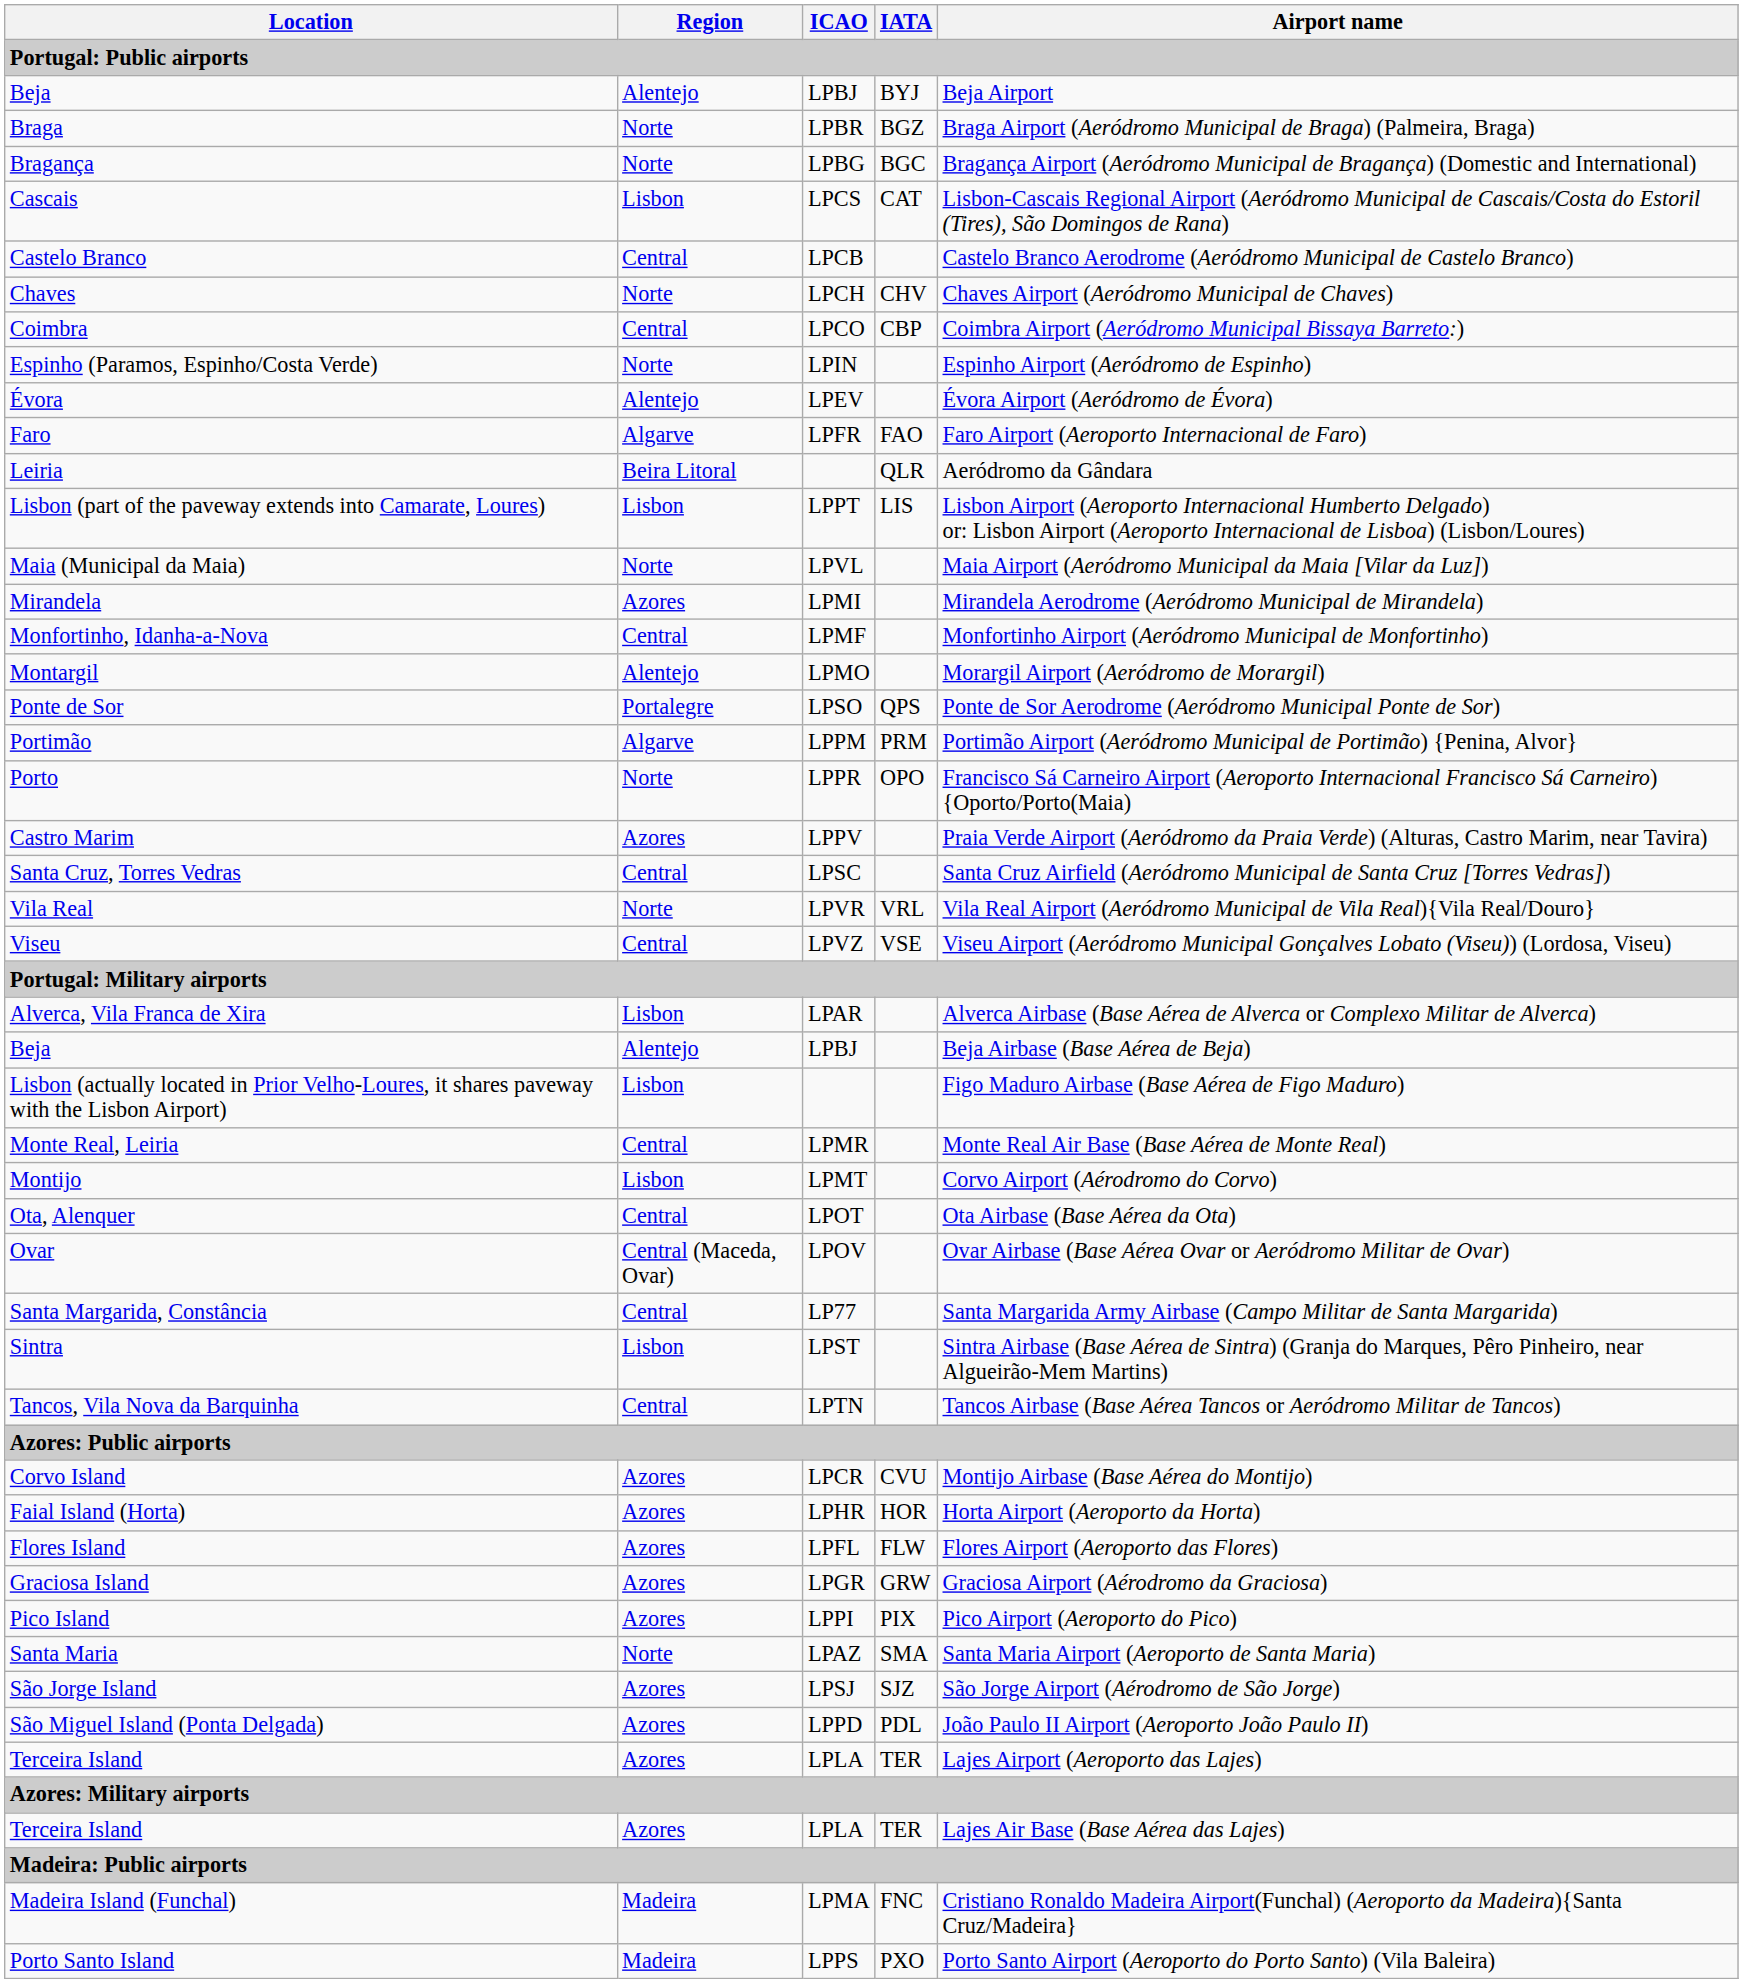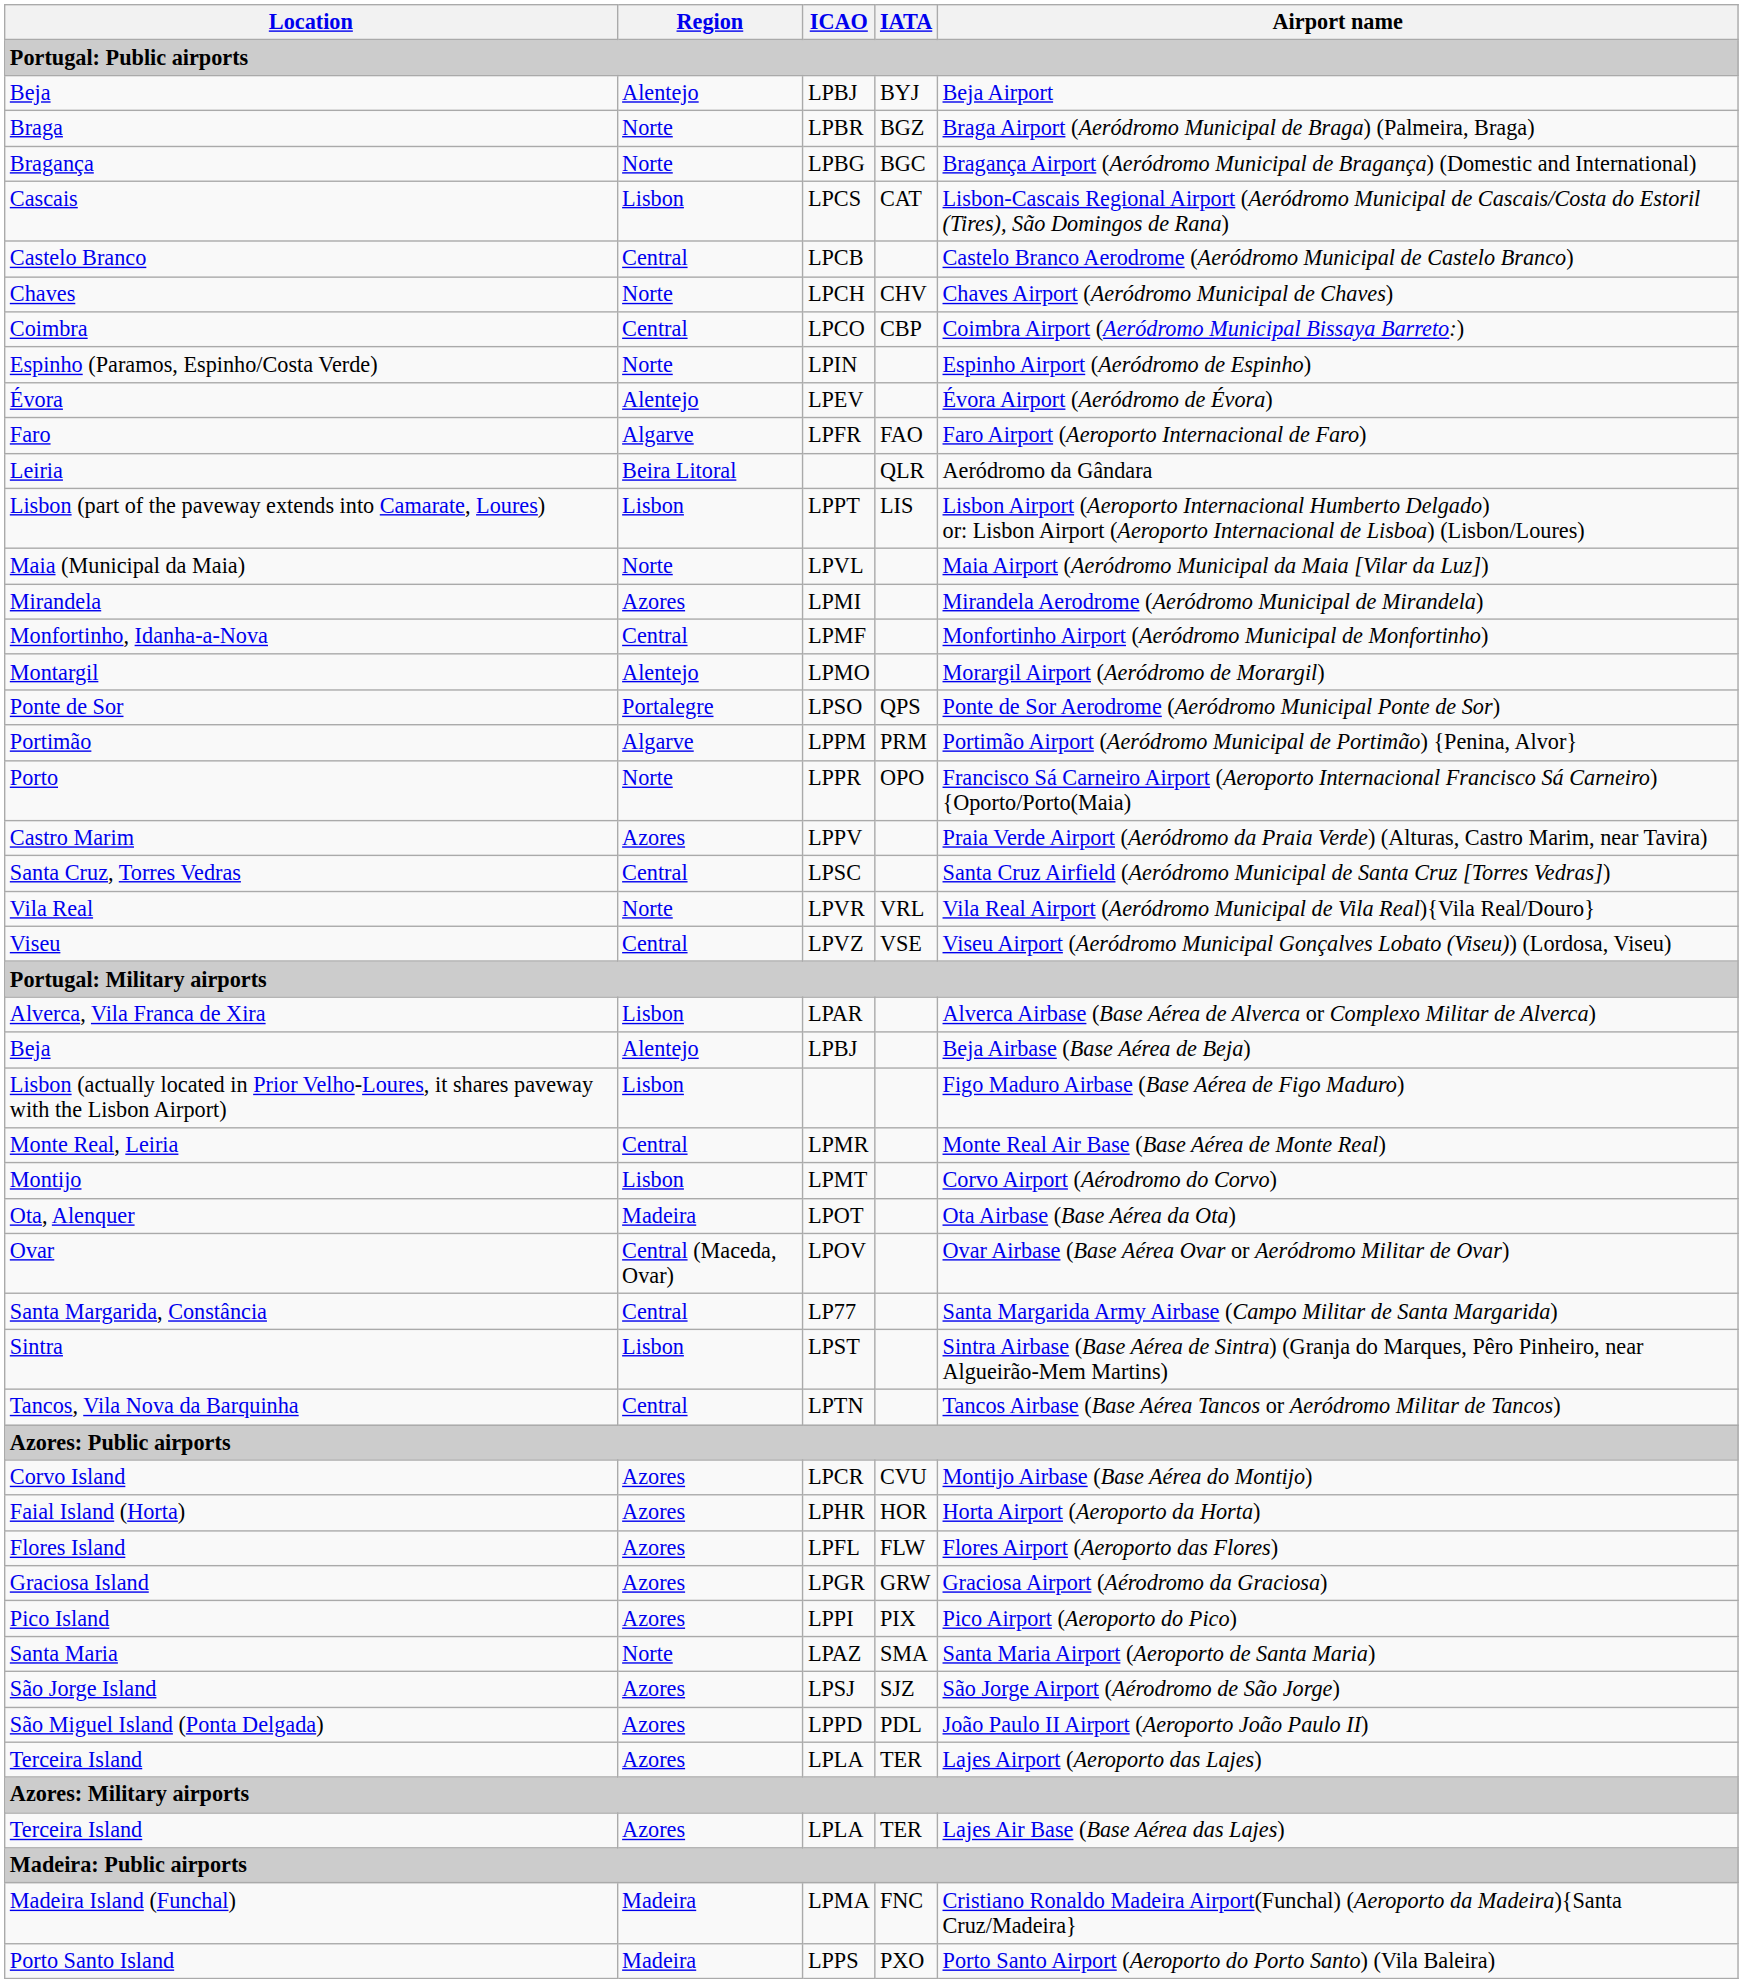(655, 1215) Central -> (659, 1215) Madeira
